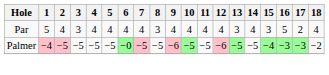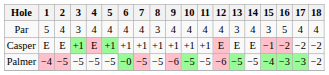(300, 29) 2 -> (300, 29) 4
+ row: (21, 45)
